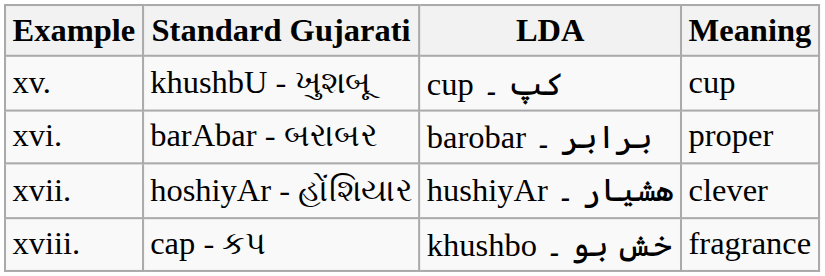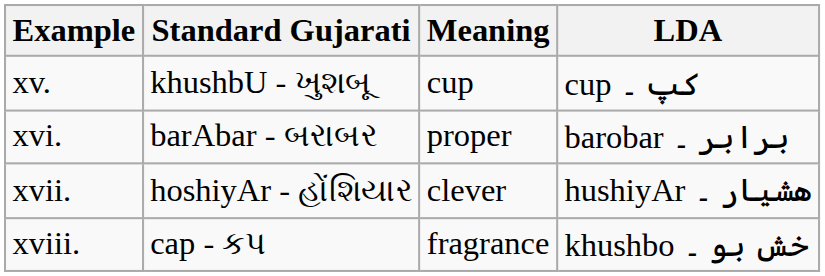columns swapped: (550, 30) <-> (750, 30)
